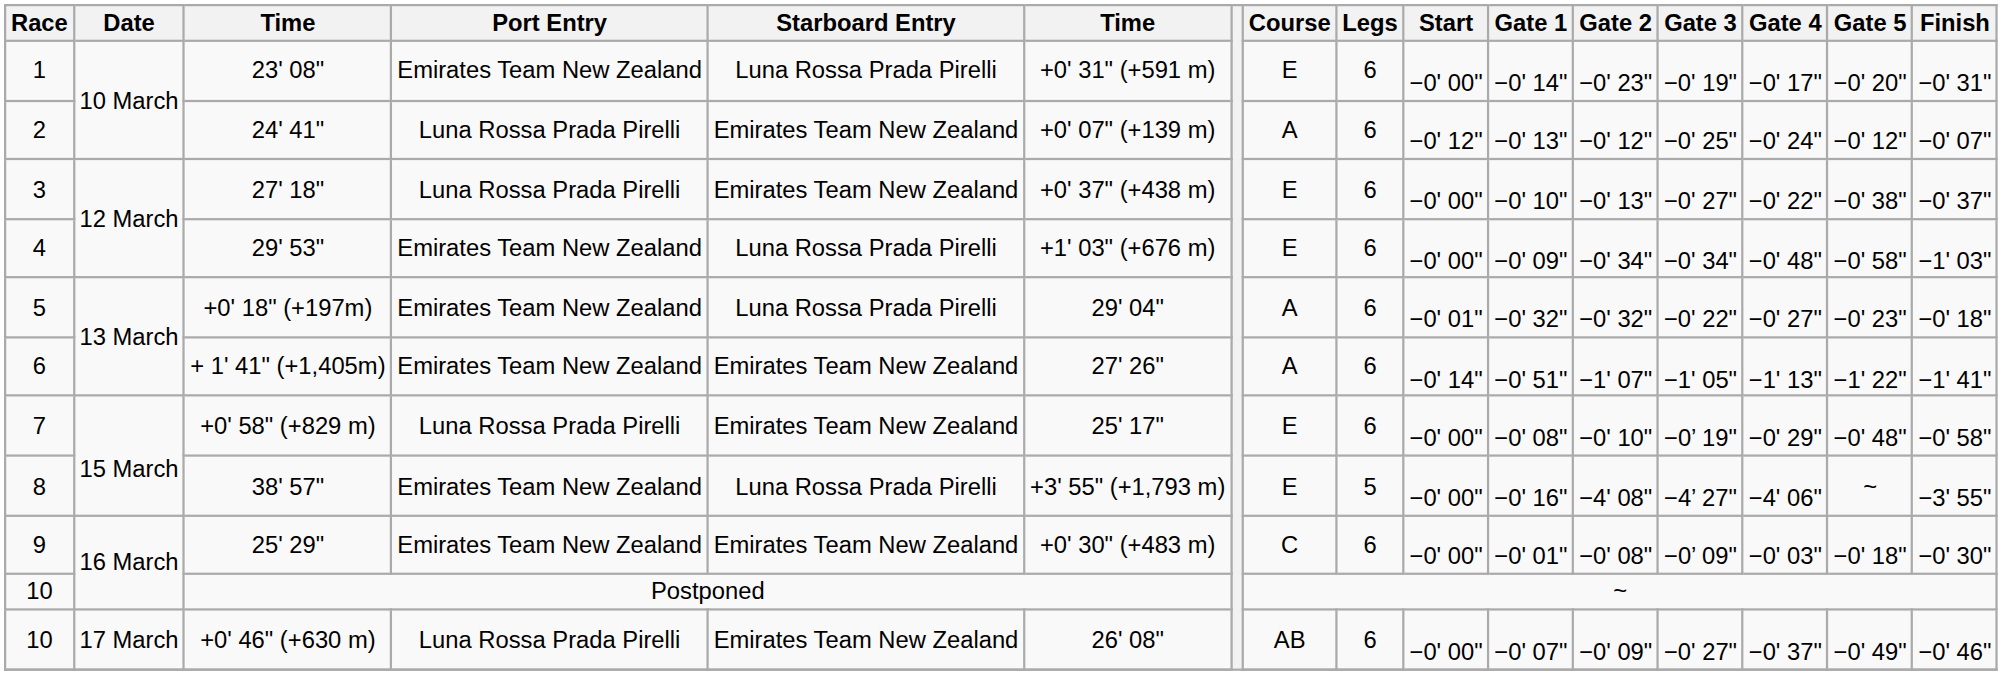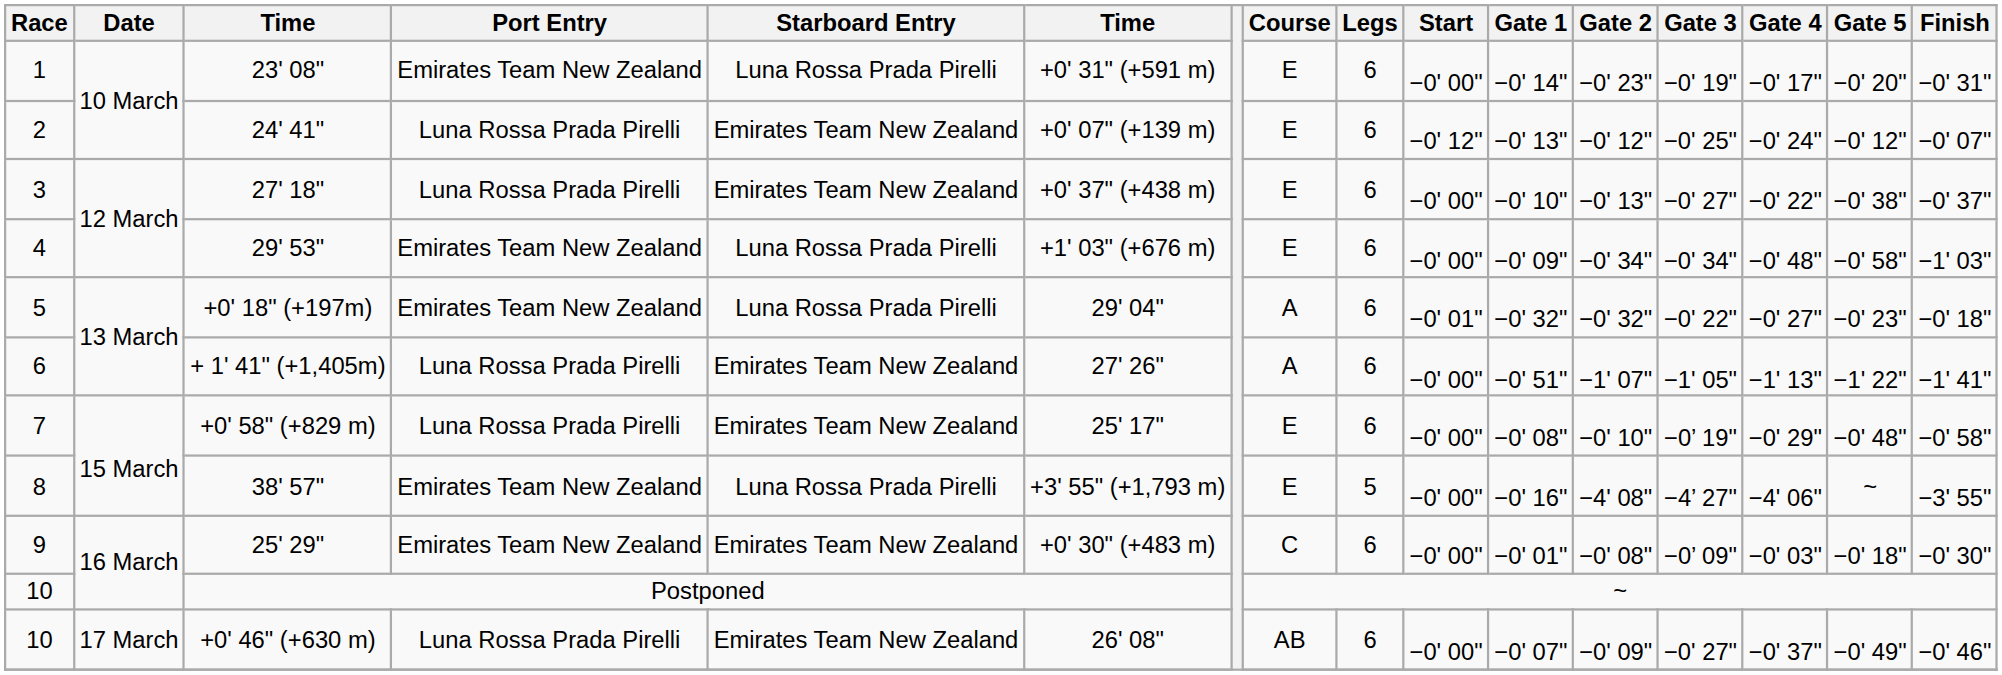(1290, 128) A -> (1290, 128) E
(550, 366) Emirates Team New Zealand -> (550, 366) Luna Rossa Prada Pirelli
(1446, 378) −0' 14" -> (1446, 378) −0' 00"
